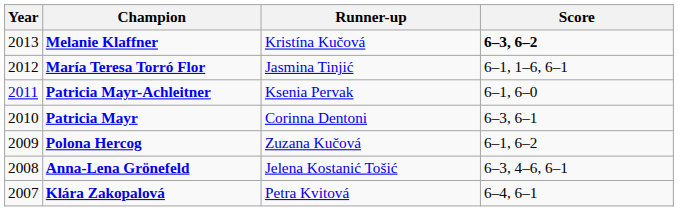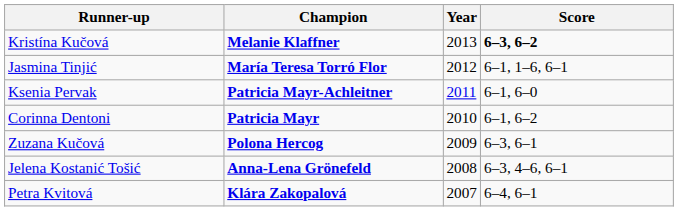columns swapped: (23, 17) <-> (371, 17)
(511, 118) 6–3, 6–1 -> (511, 118) 6–1, 6–2
(511, 143) 6–1, 6–2 -> (511, 143) 6–3, 6–1
